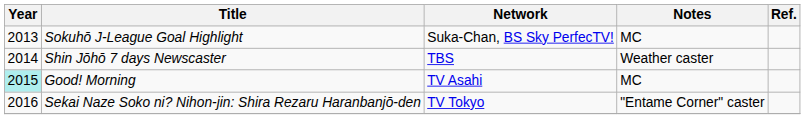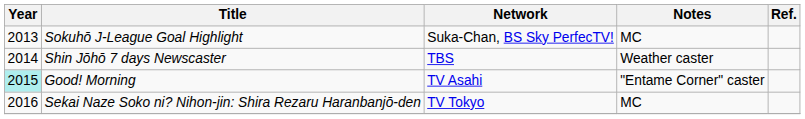(631, 80) MC -> (692, 80) "Entame Corner" caster
(692, 102) "Entame Corner" caster -> (631, 102) MC
